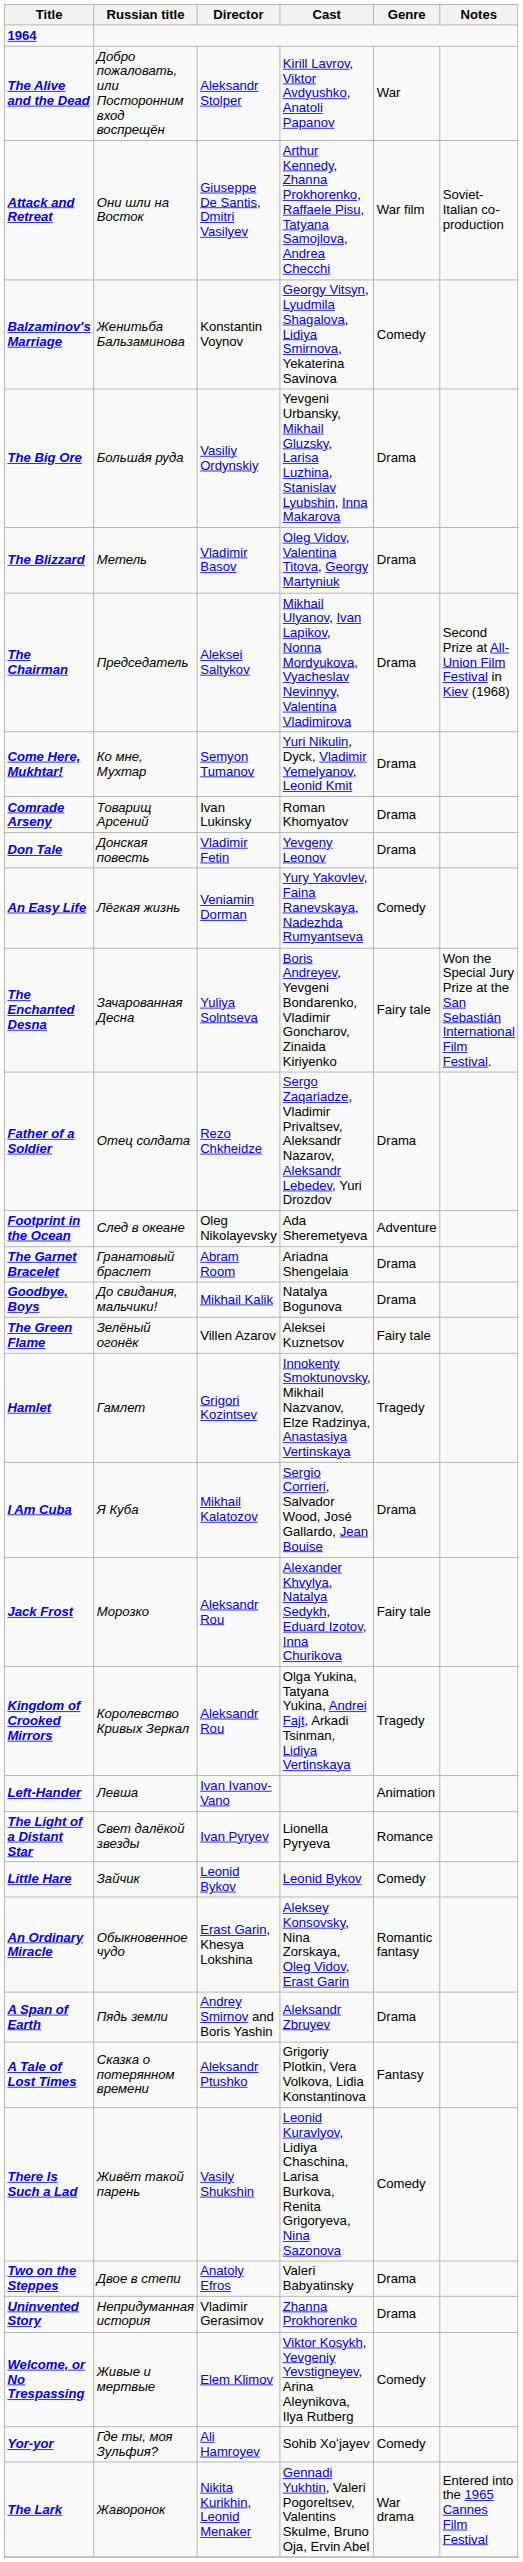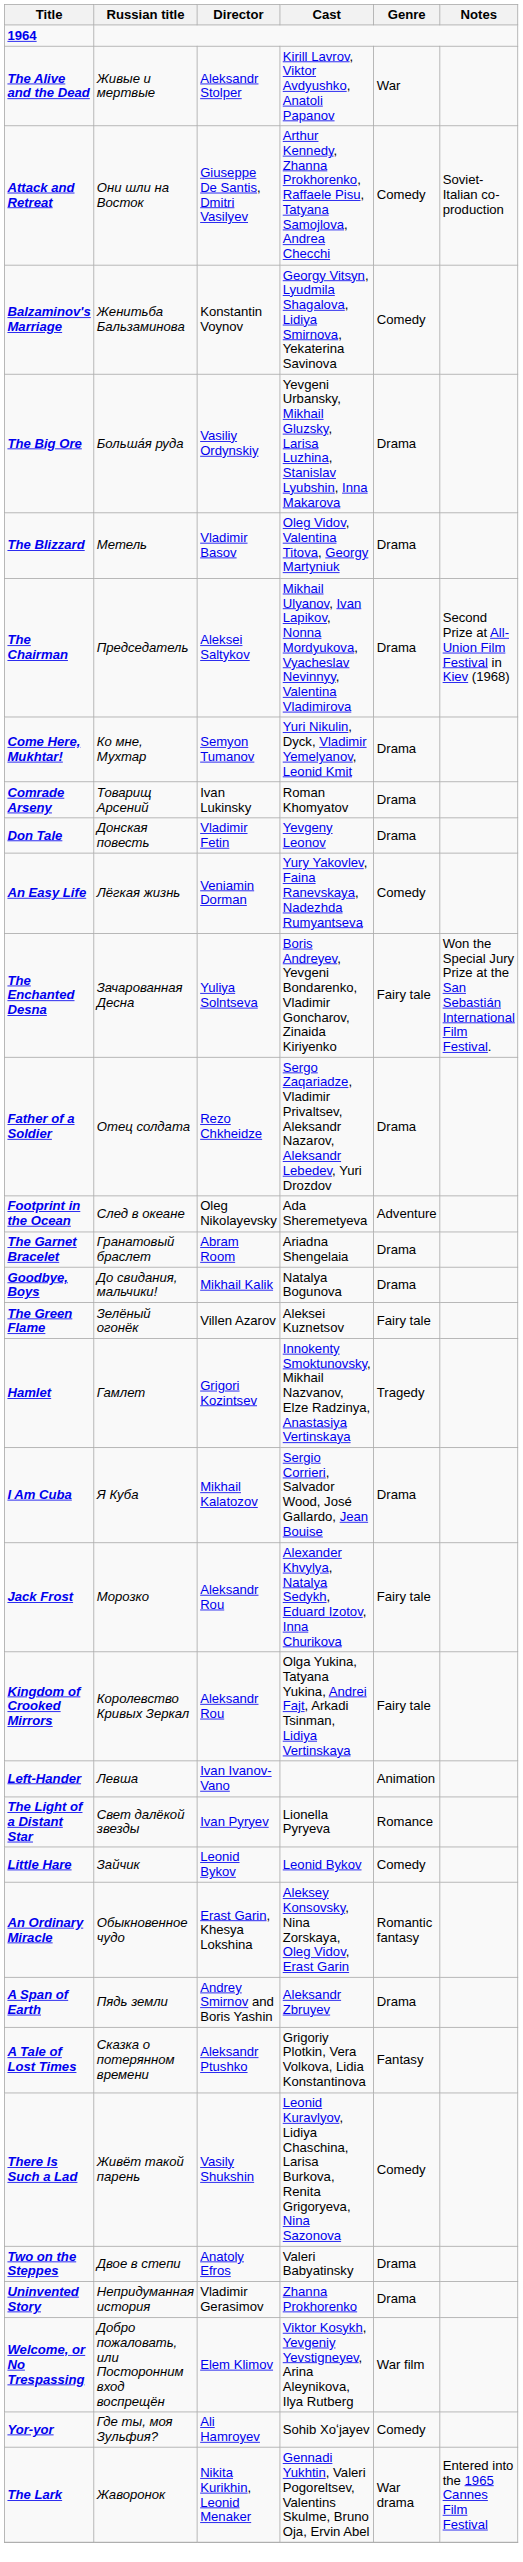(140, 93) Добро пожаловать, или Посторонним вход воспрещён -> (126, 86) Живые и мертвые
(401, 210) War film -> (401, 195) Comedy
(401, 1721) Tragedy -> (404, 1706) Fairy tale
(126, 2379) Живые и мертвые -> (140, 2364) Добро пожаловать, или Посторонним вход воспрещён
(401, 2379) Comedy -> (401, 2364) War film
